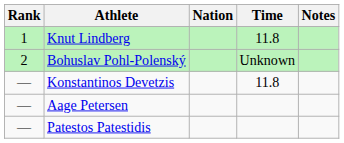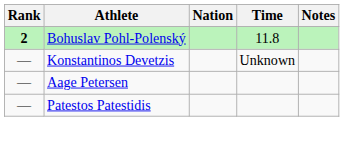- row: (89, 37)
(24, 60) normal -> (24, 37) bold
(267, 60) Unknown -> (267, 37) 11.8
(267, 82) 11.8 -> (267, 60) Unknown
